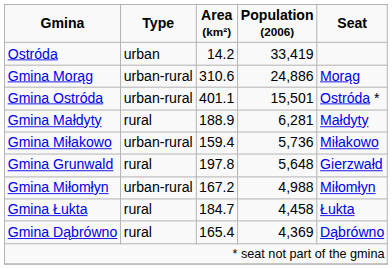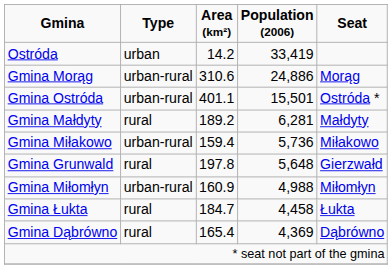(217, 120) 188.9 -> (217, 120) 189.2
(217, 187) 167.2 -> (217, 187) 160.9
